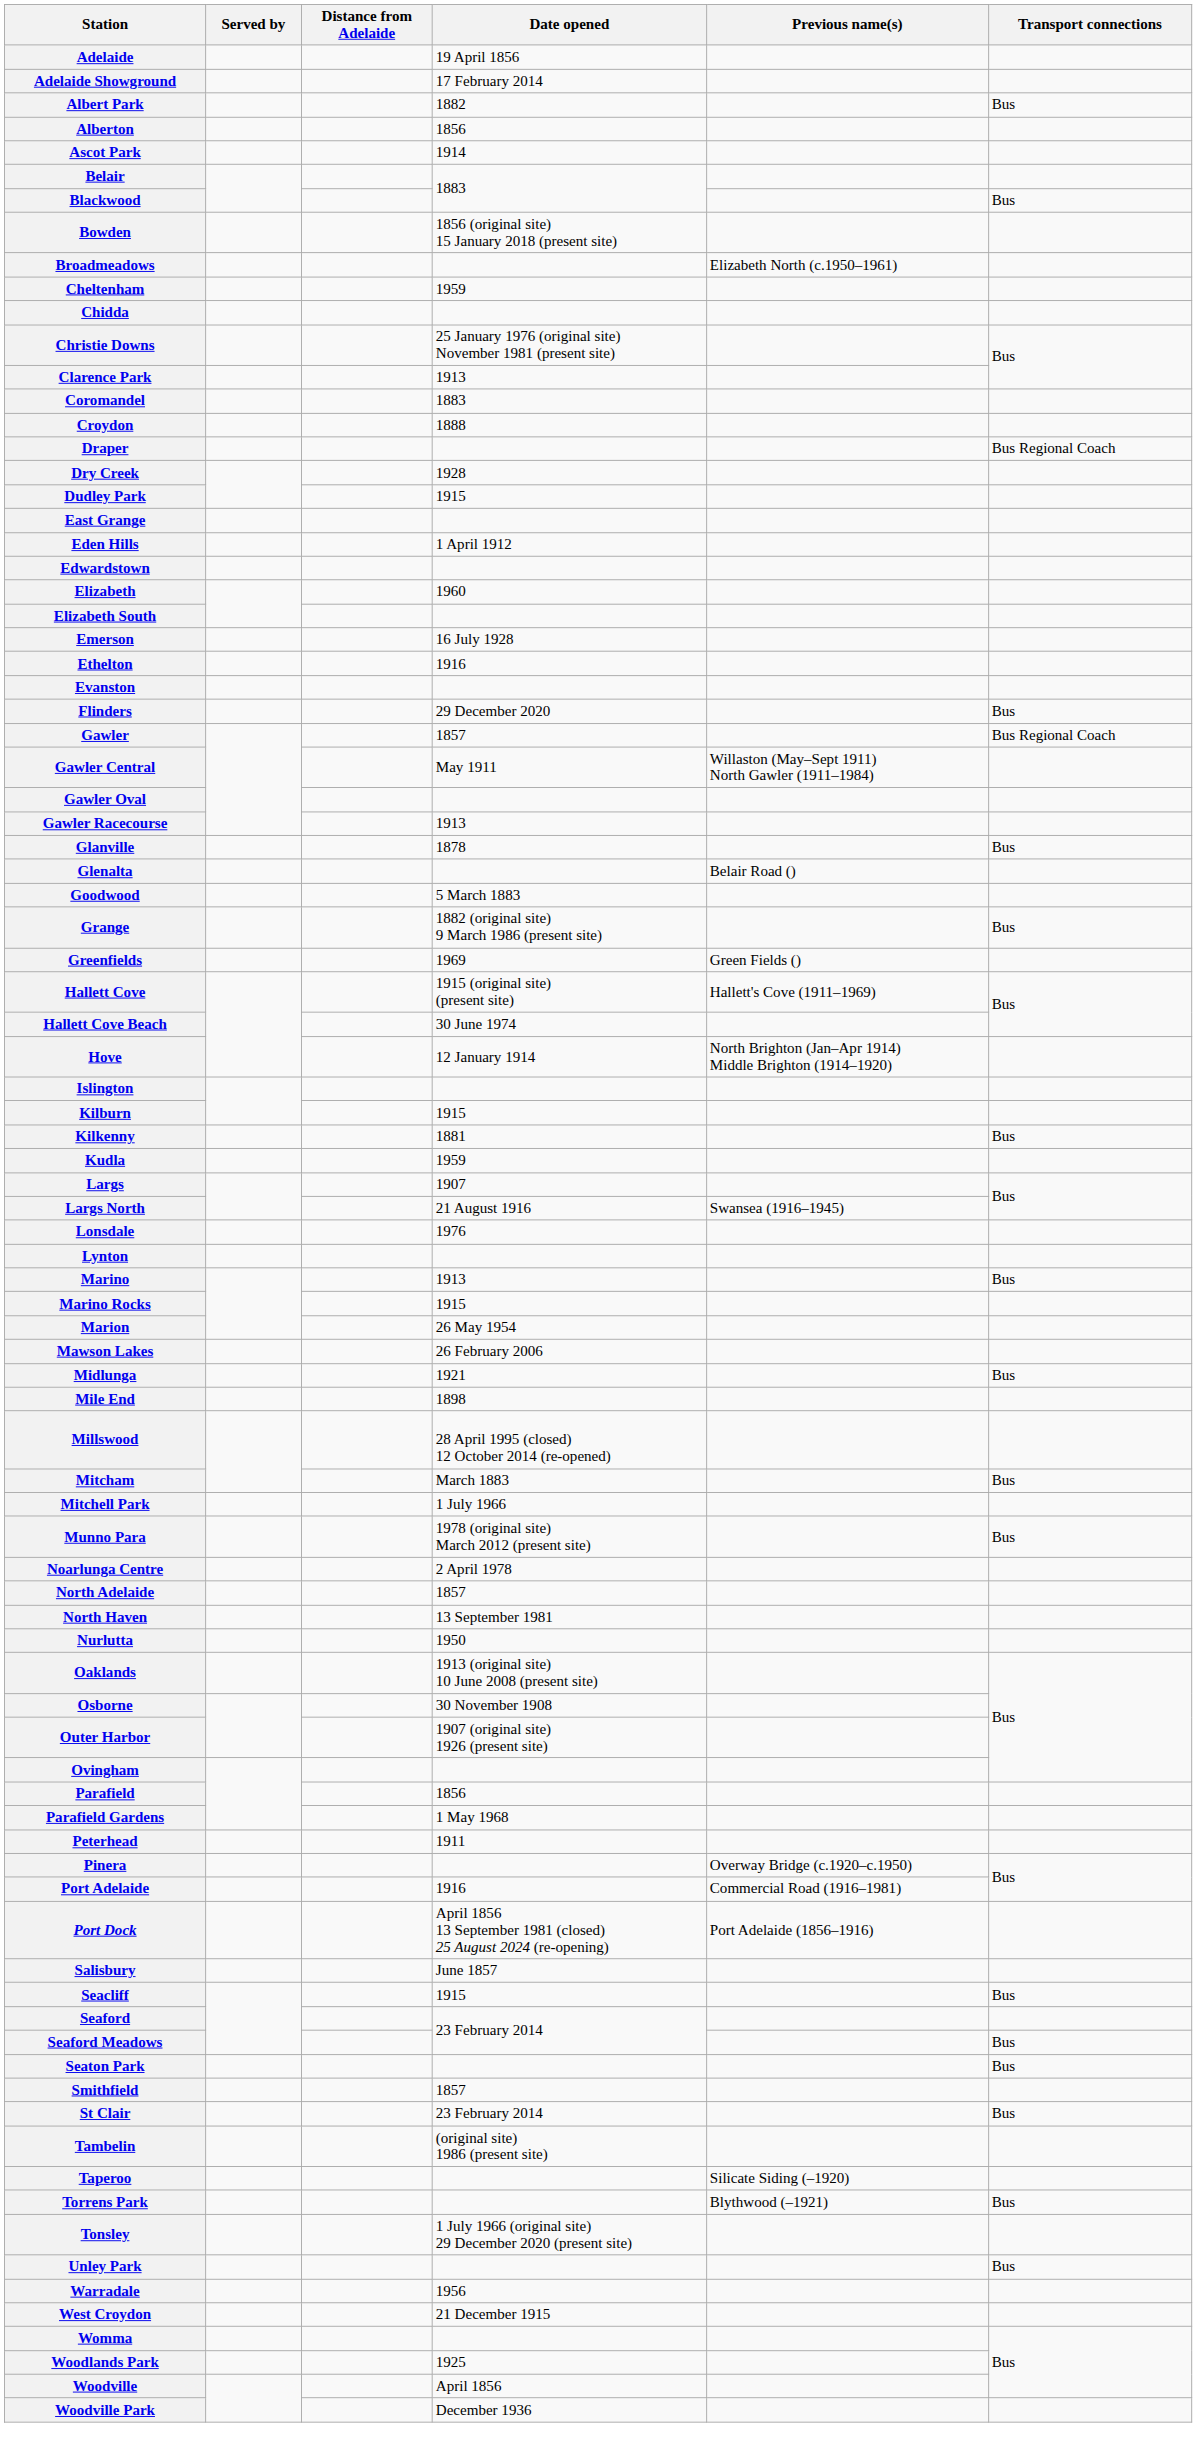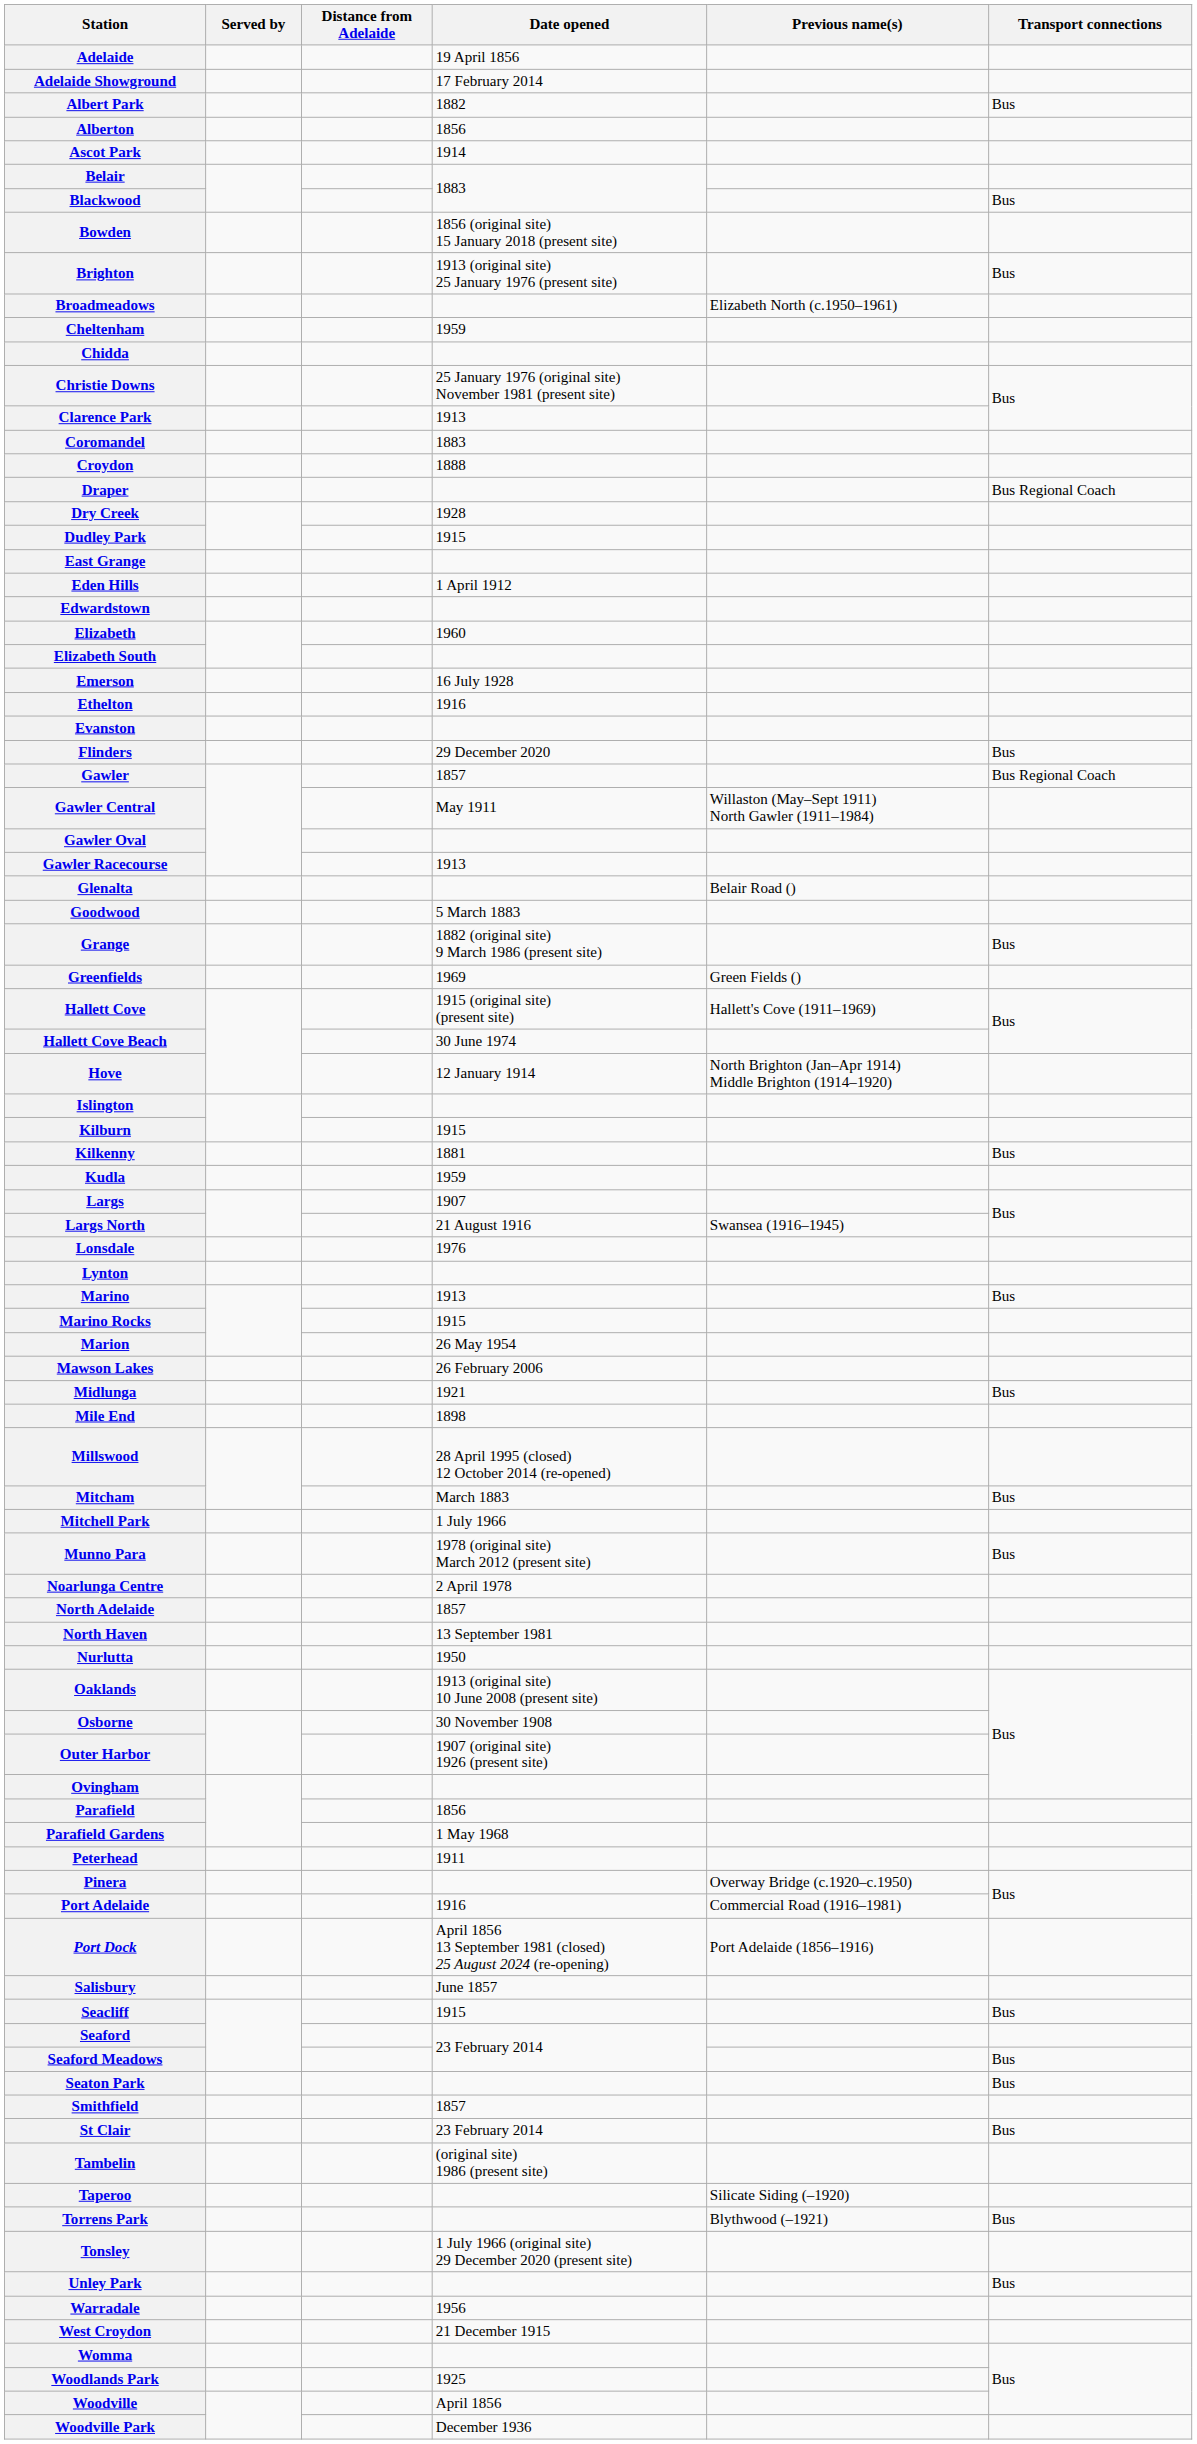+ row: (105, 273)
- row: (105, 847)
